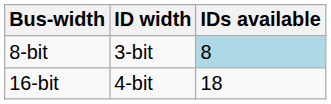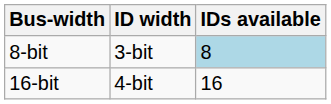(212, 83) 18 -> (212, 83) 16
